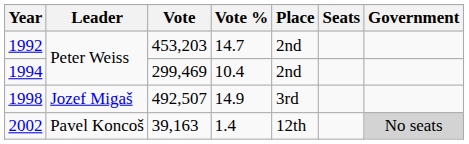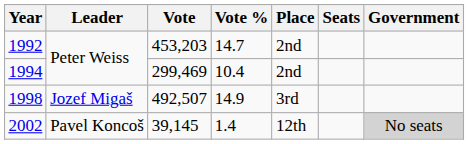(175, 125) 39,163 -> (175, 125) 39,145
